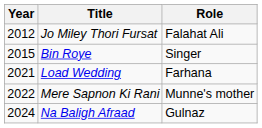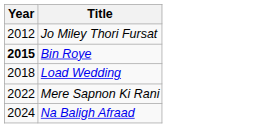- column: (210, 14)
(21, 53) normal -> (21, 53) bold
(21, 73) 2021 -> (21, 73) 2018
